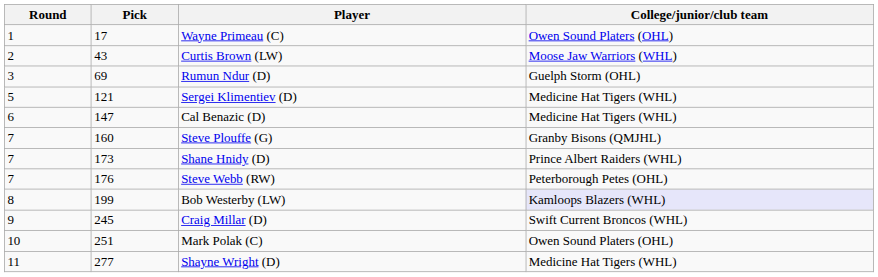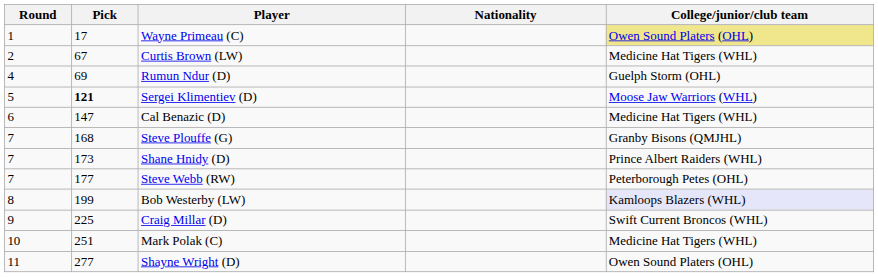+ column: (506, 14)
(601, 35) no background -> (681, 35) khaki background
(101, 55) 43 -> (81, 55) 67
(603, 55) Moose Jaw Warriors (WHL) -> (683, 55) Medicine Hat Tigers (WHL)
(11, 76) 3 -> (11, 76) 4
(104, 96) normal -> (84, 96) bold
(603, 96) Medicine Hat Tigers (WHL) -> (683, 96) Moose Jaw Warriors (WHL)
(104, 138) 160 -> (84, 138) 168
(104, 179) 176 -> (84, 179) 177
(104, 220) 245 -> (84, 220) 225
(601, 240) Owen Sound Platers (OHL) -> (683, 240) Medicine Hat Tigers (WHL)
(603, 261) Medicine Hat Tigers (WHL) -> (681, 261) Owen Sound Platers (OHL)
